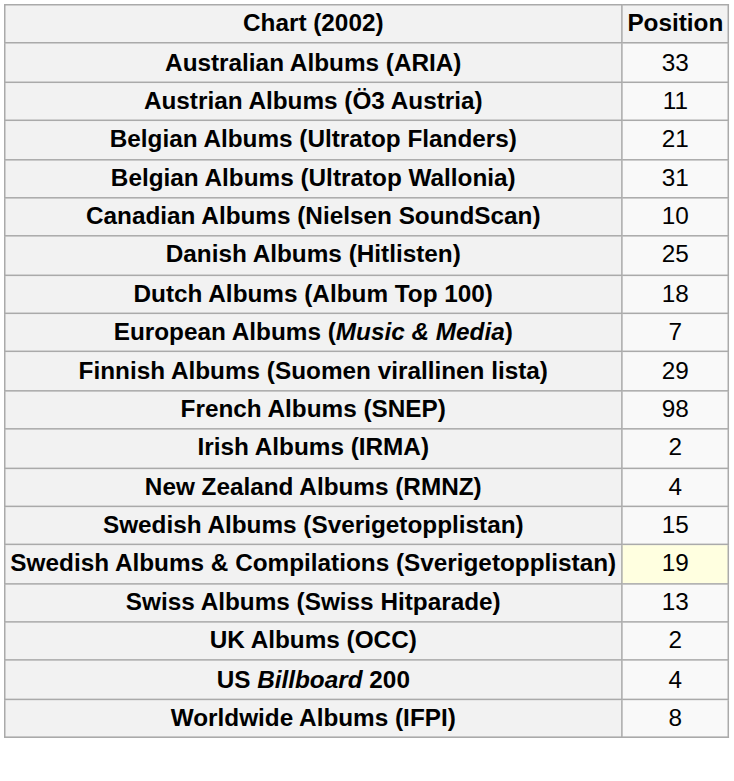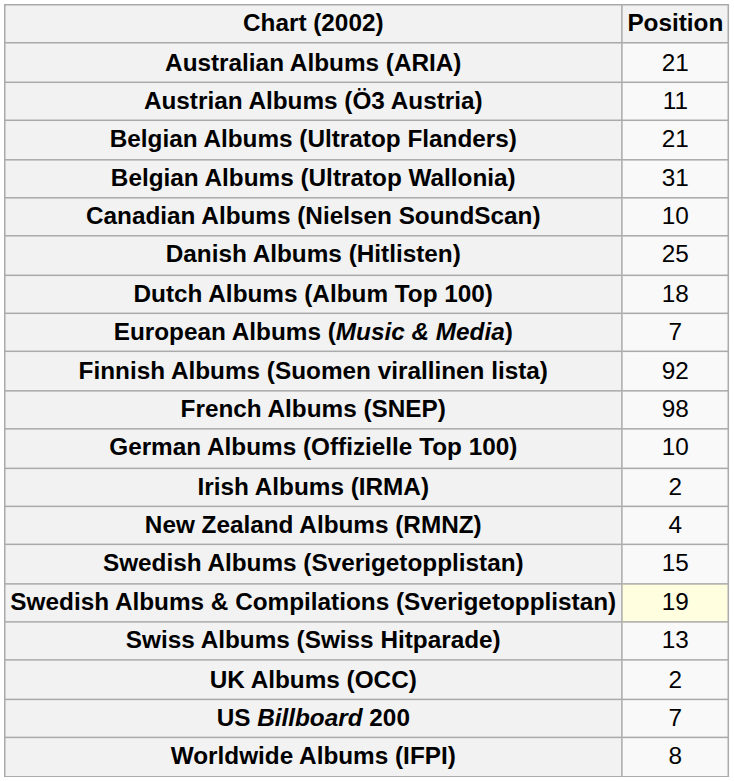(675, 62) 33 -> (675, 62) 21
(675, 370) 29 -> (675, 370) 92
+ row: (313, 448)
(675, 679) 4 -> (675, 718) 7
